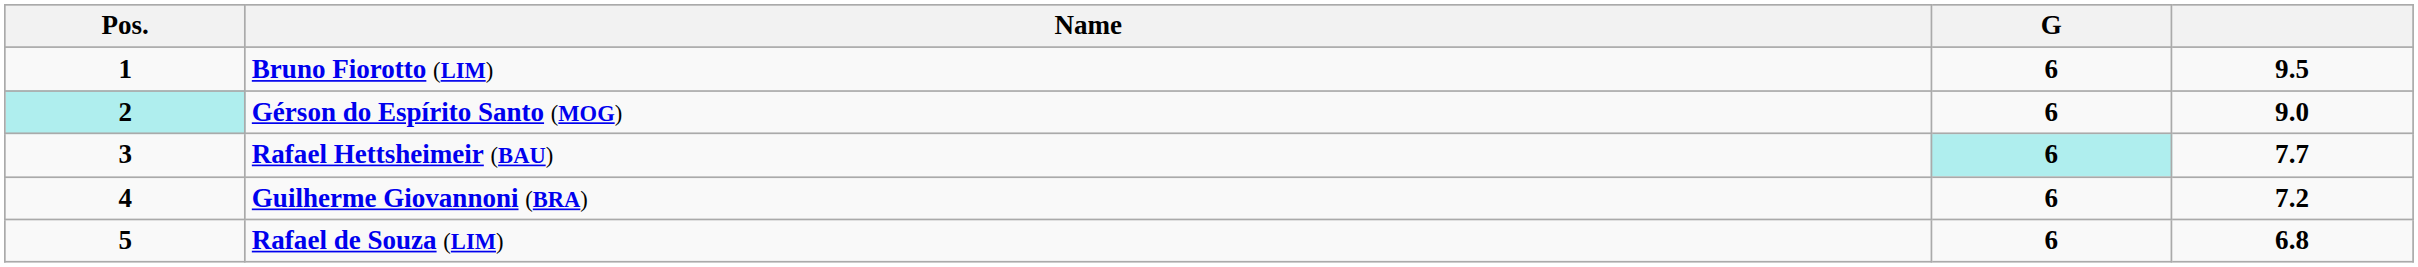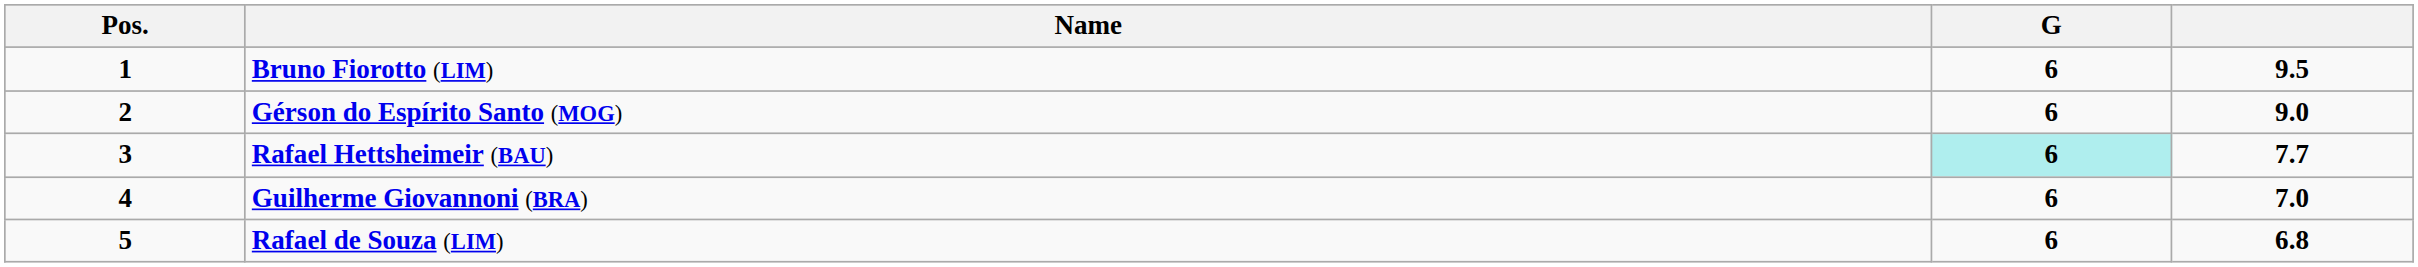(125, 111) paleturquoise background -> (125, 111) no background
(2292, 197) 7.2 -> (2292, 197) 7.0
